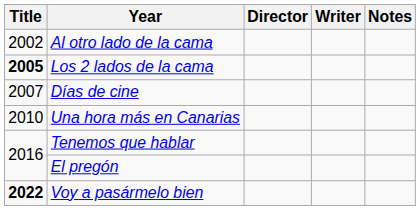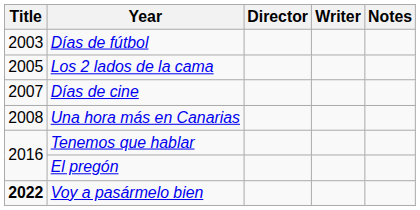- row: (132, 42)
+ row: (100, 42)
(26, 67) bold -> (26, 67) normal
(26, 117) 2010 -> (26, 117) 2008
